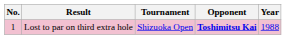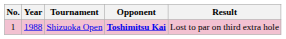columns swapped: (270, 12) <-> (78, 12)
